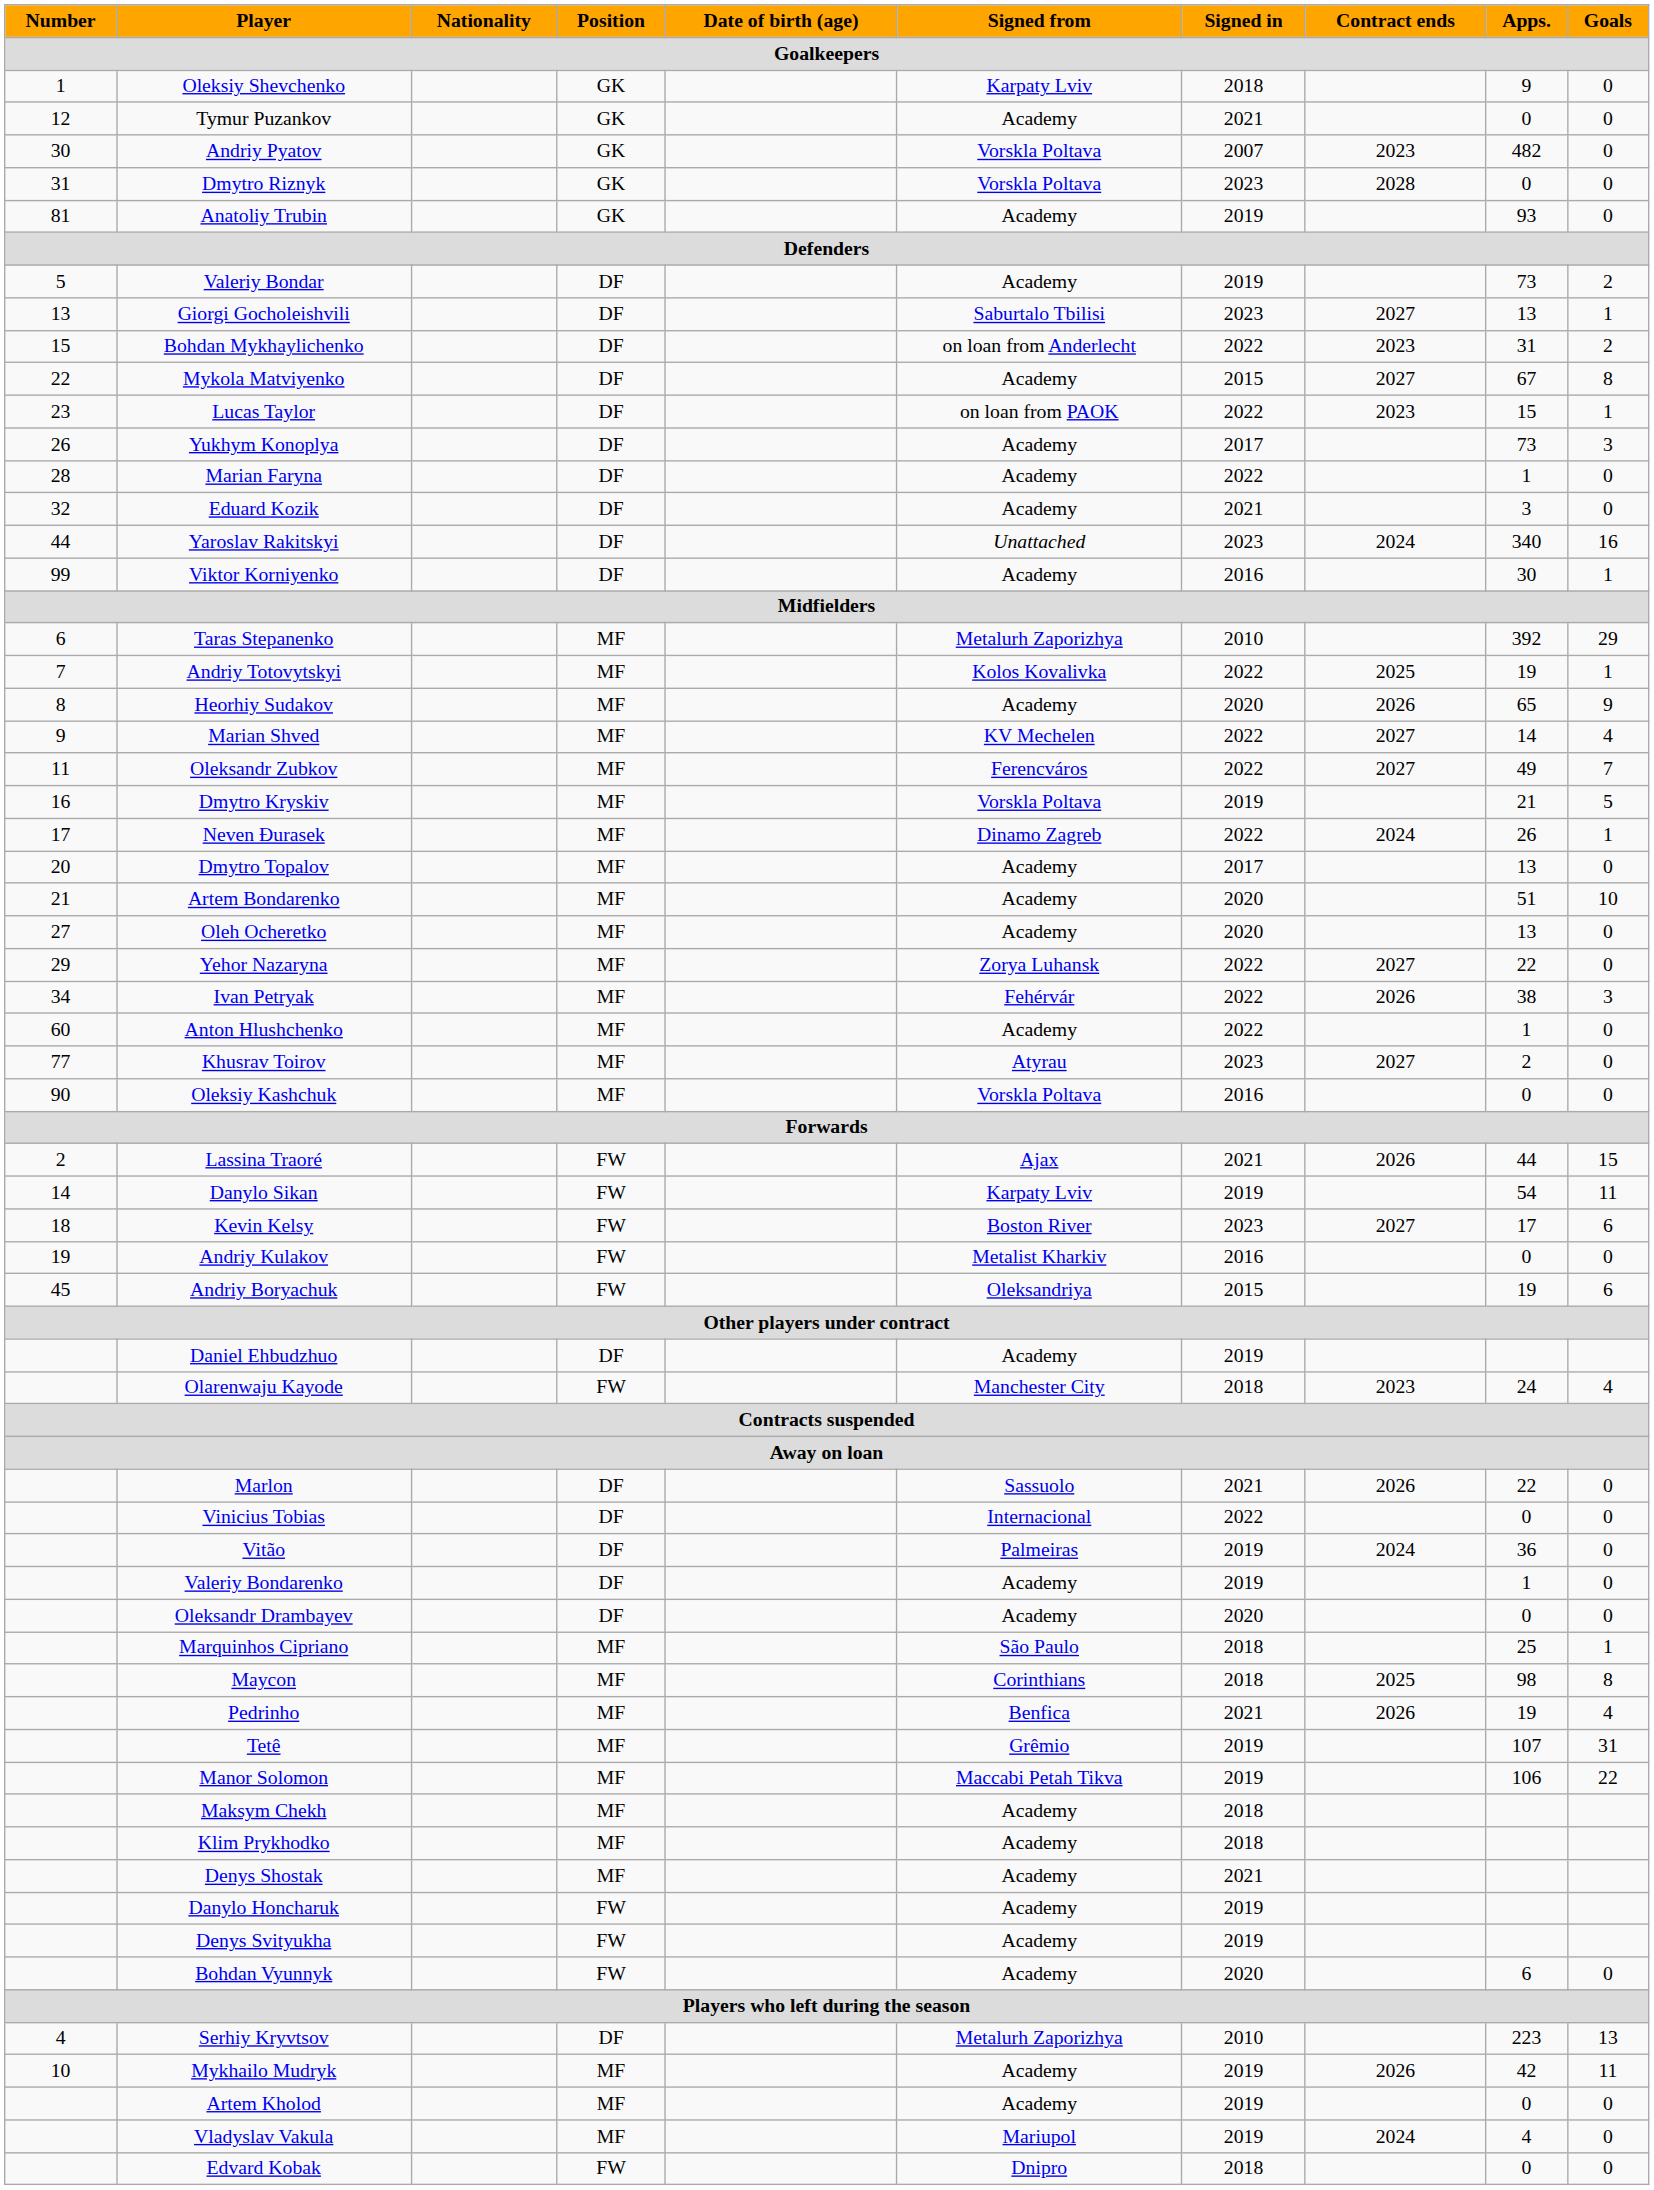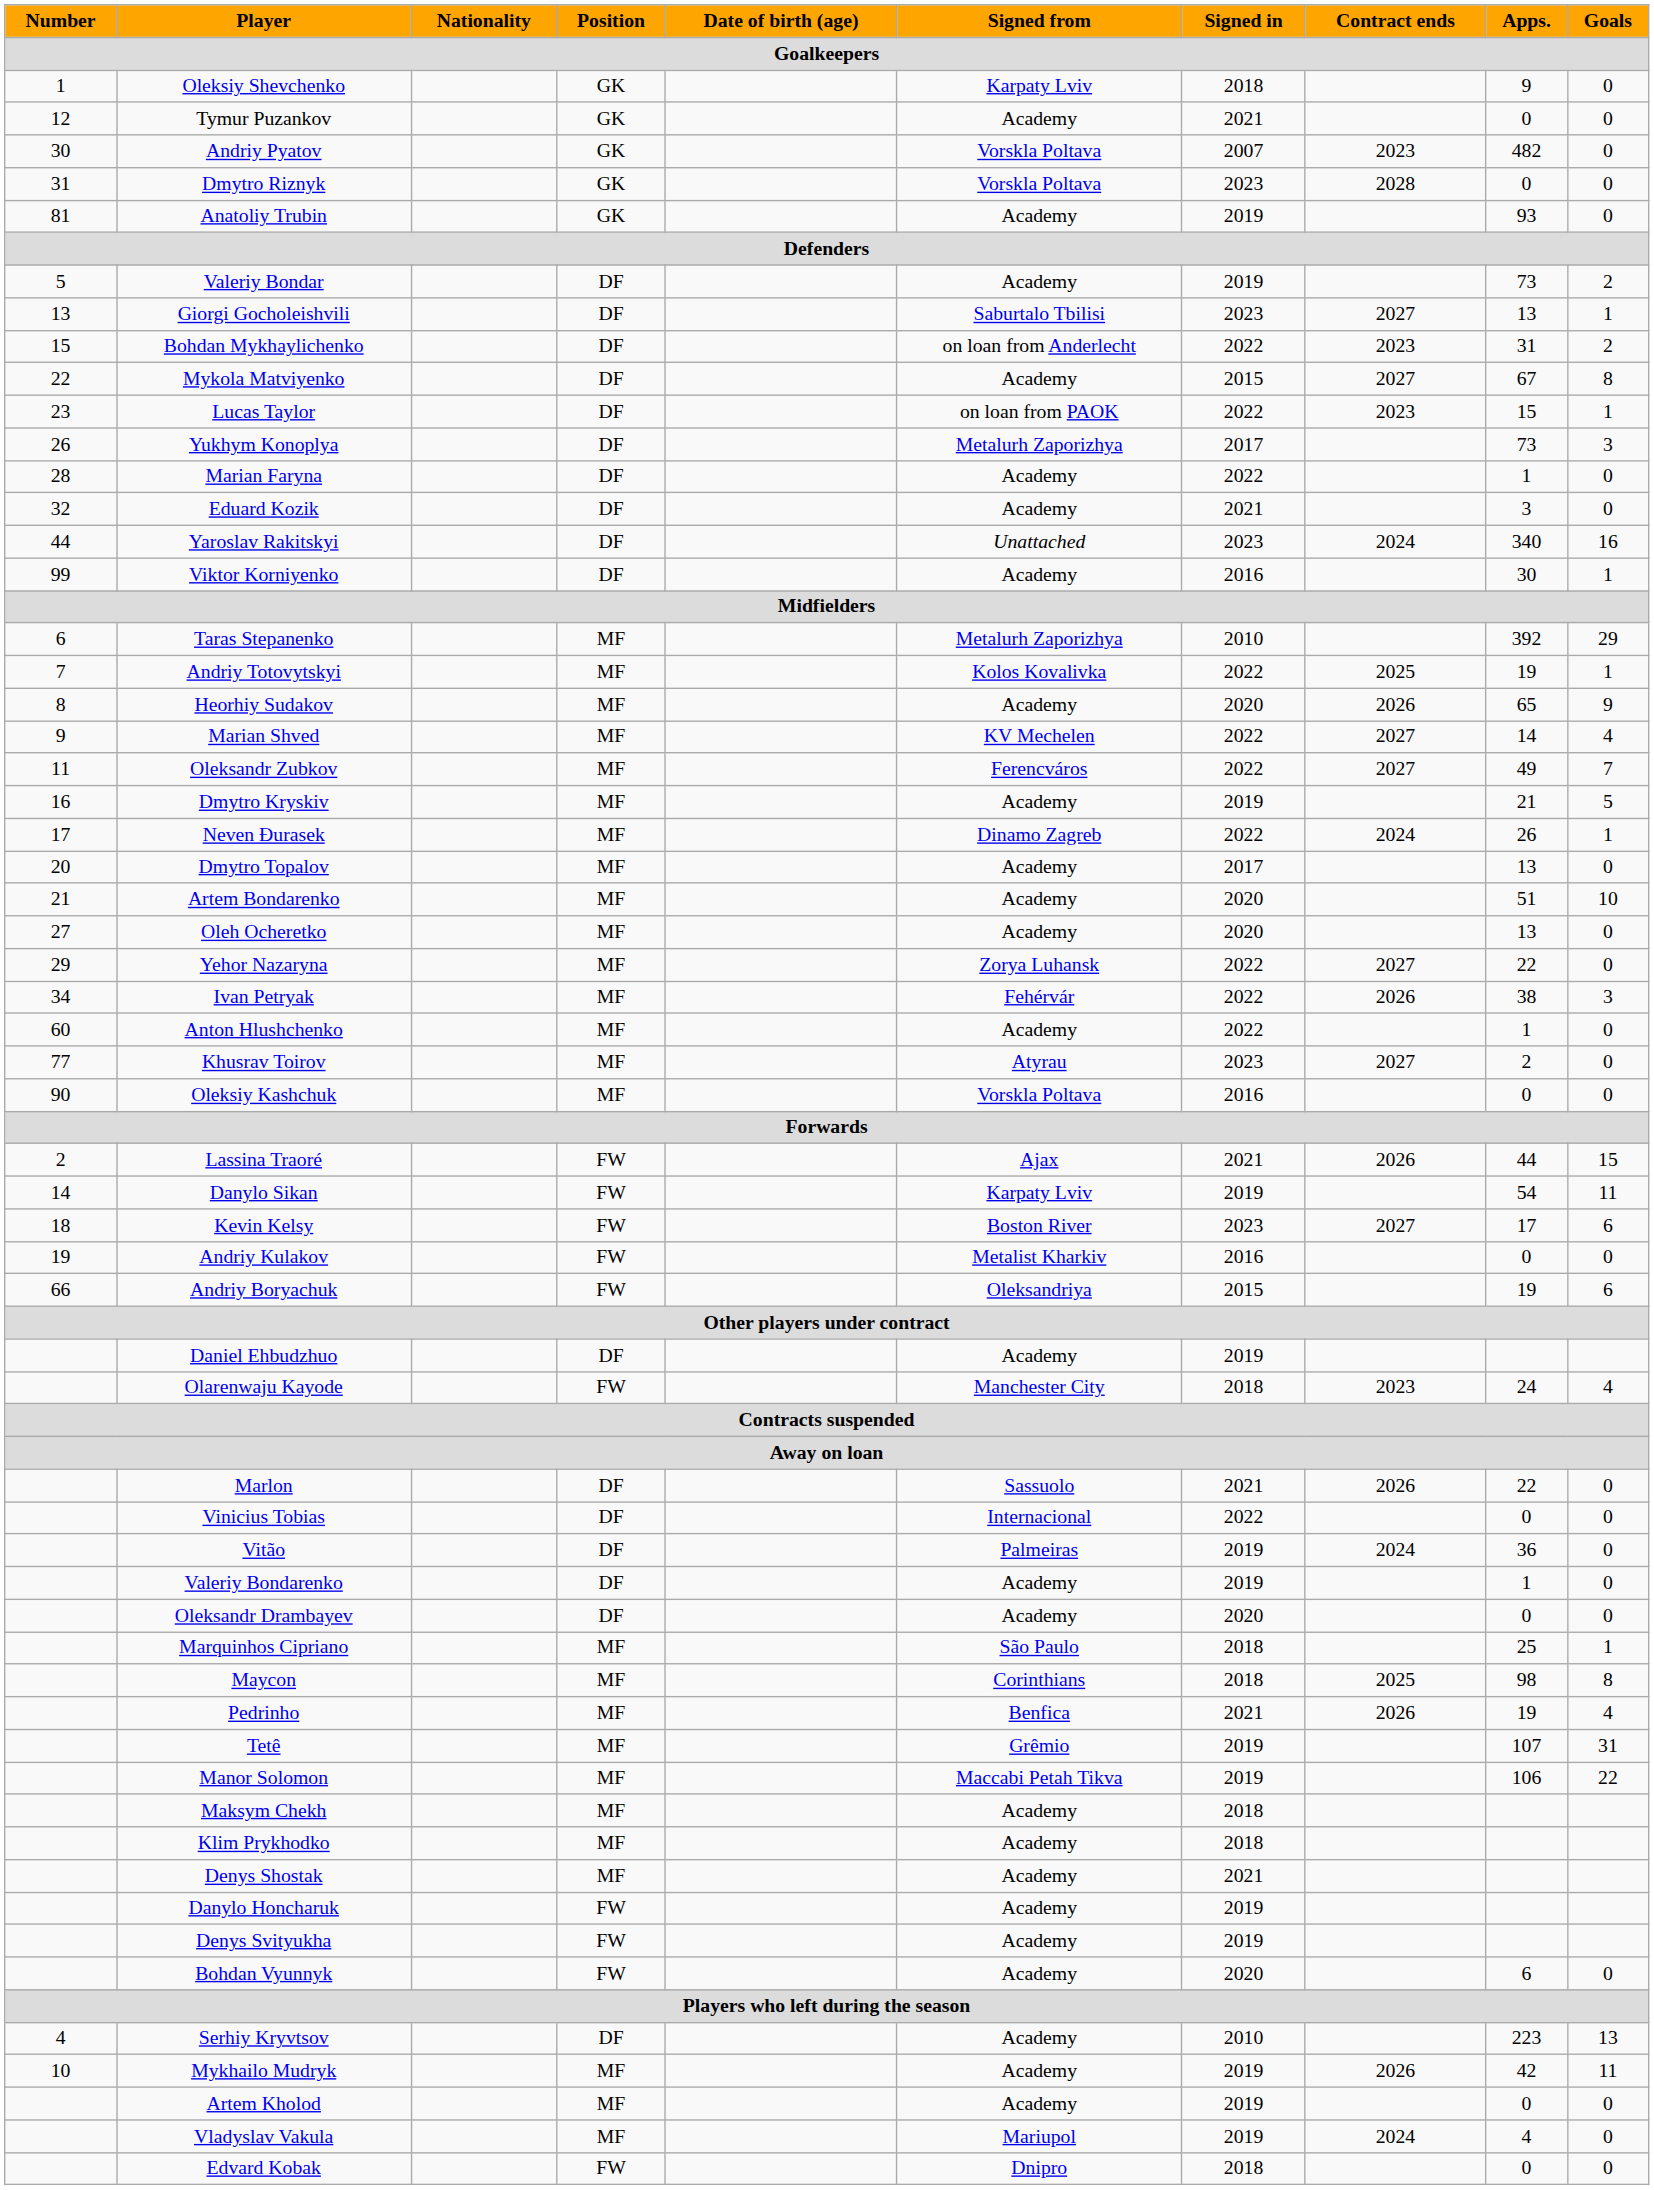(1039, 444) Academy -> (1039, 444) Metalurh Zaporizhya
(1039, 802) Vorskla Poltava -> (1039, 802) Academy
(61, 1290) 45 -> (61, 1290) 66
(1039, 2038) Metalurh Zaporizhya -> (1039, 2038) Academy
